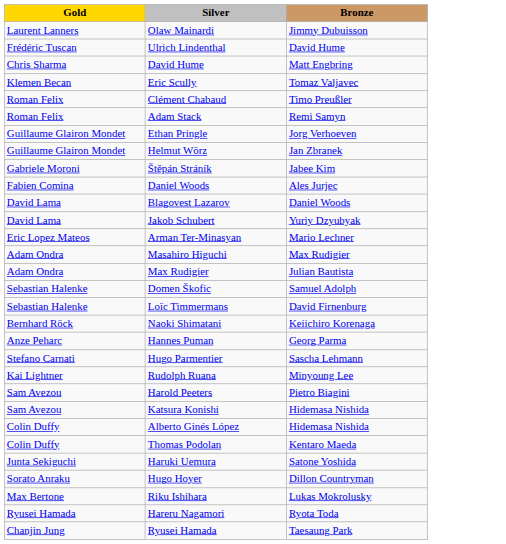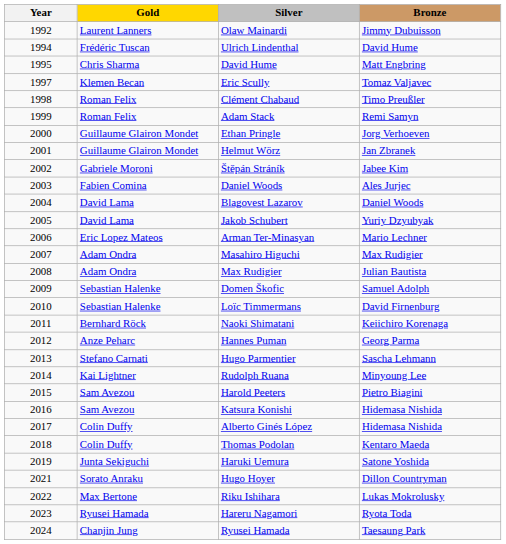+ column: (41, 13)
